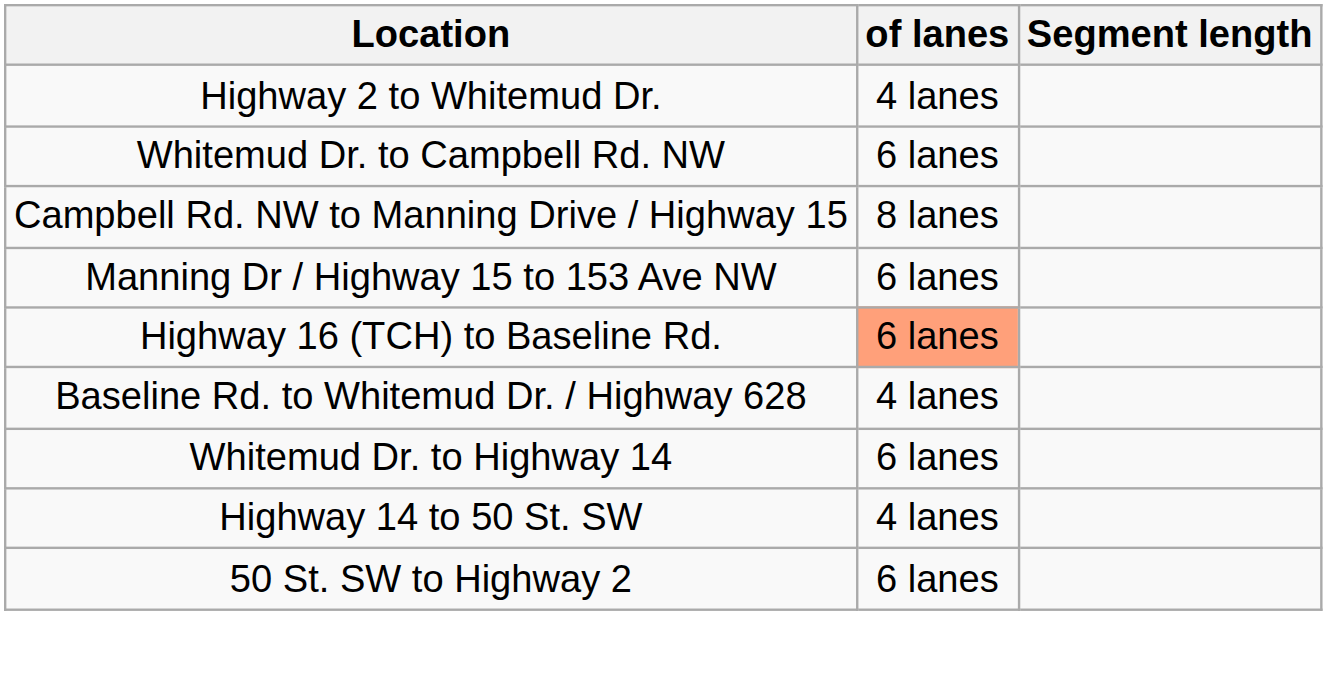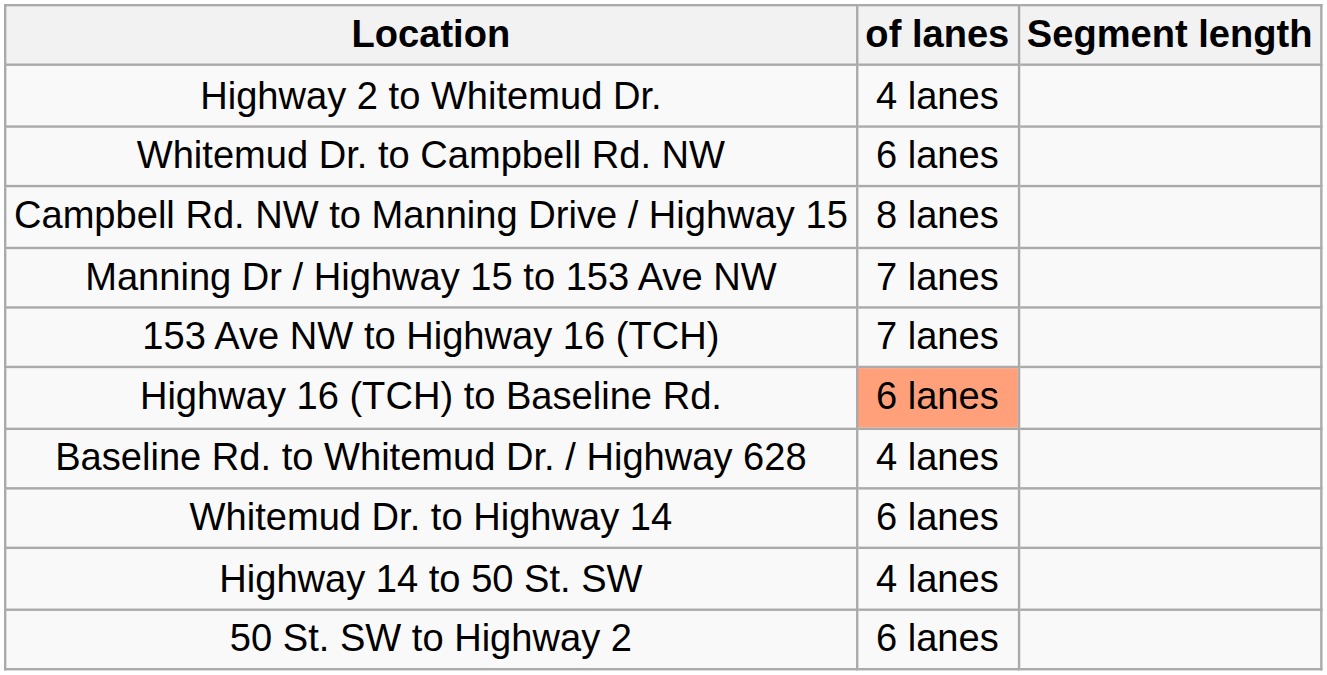(937, 276) 6 lanes -> (937, 276) 7 lanes
+ row: (431, 336)
